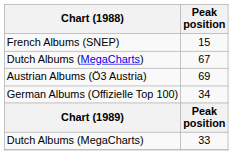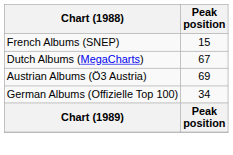- row: (204, 141)
